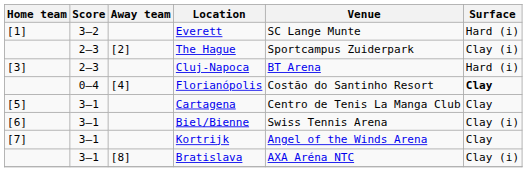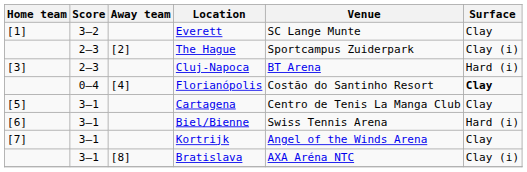(492, 31) Hard (i) -> (479, 31) Clay
(492, 121) Clay (i) -> (492, 121) Hard (i)
